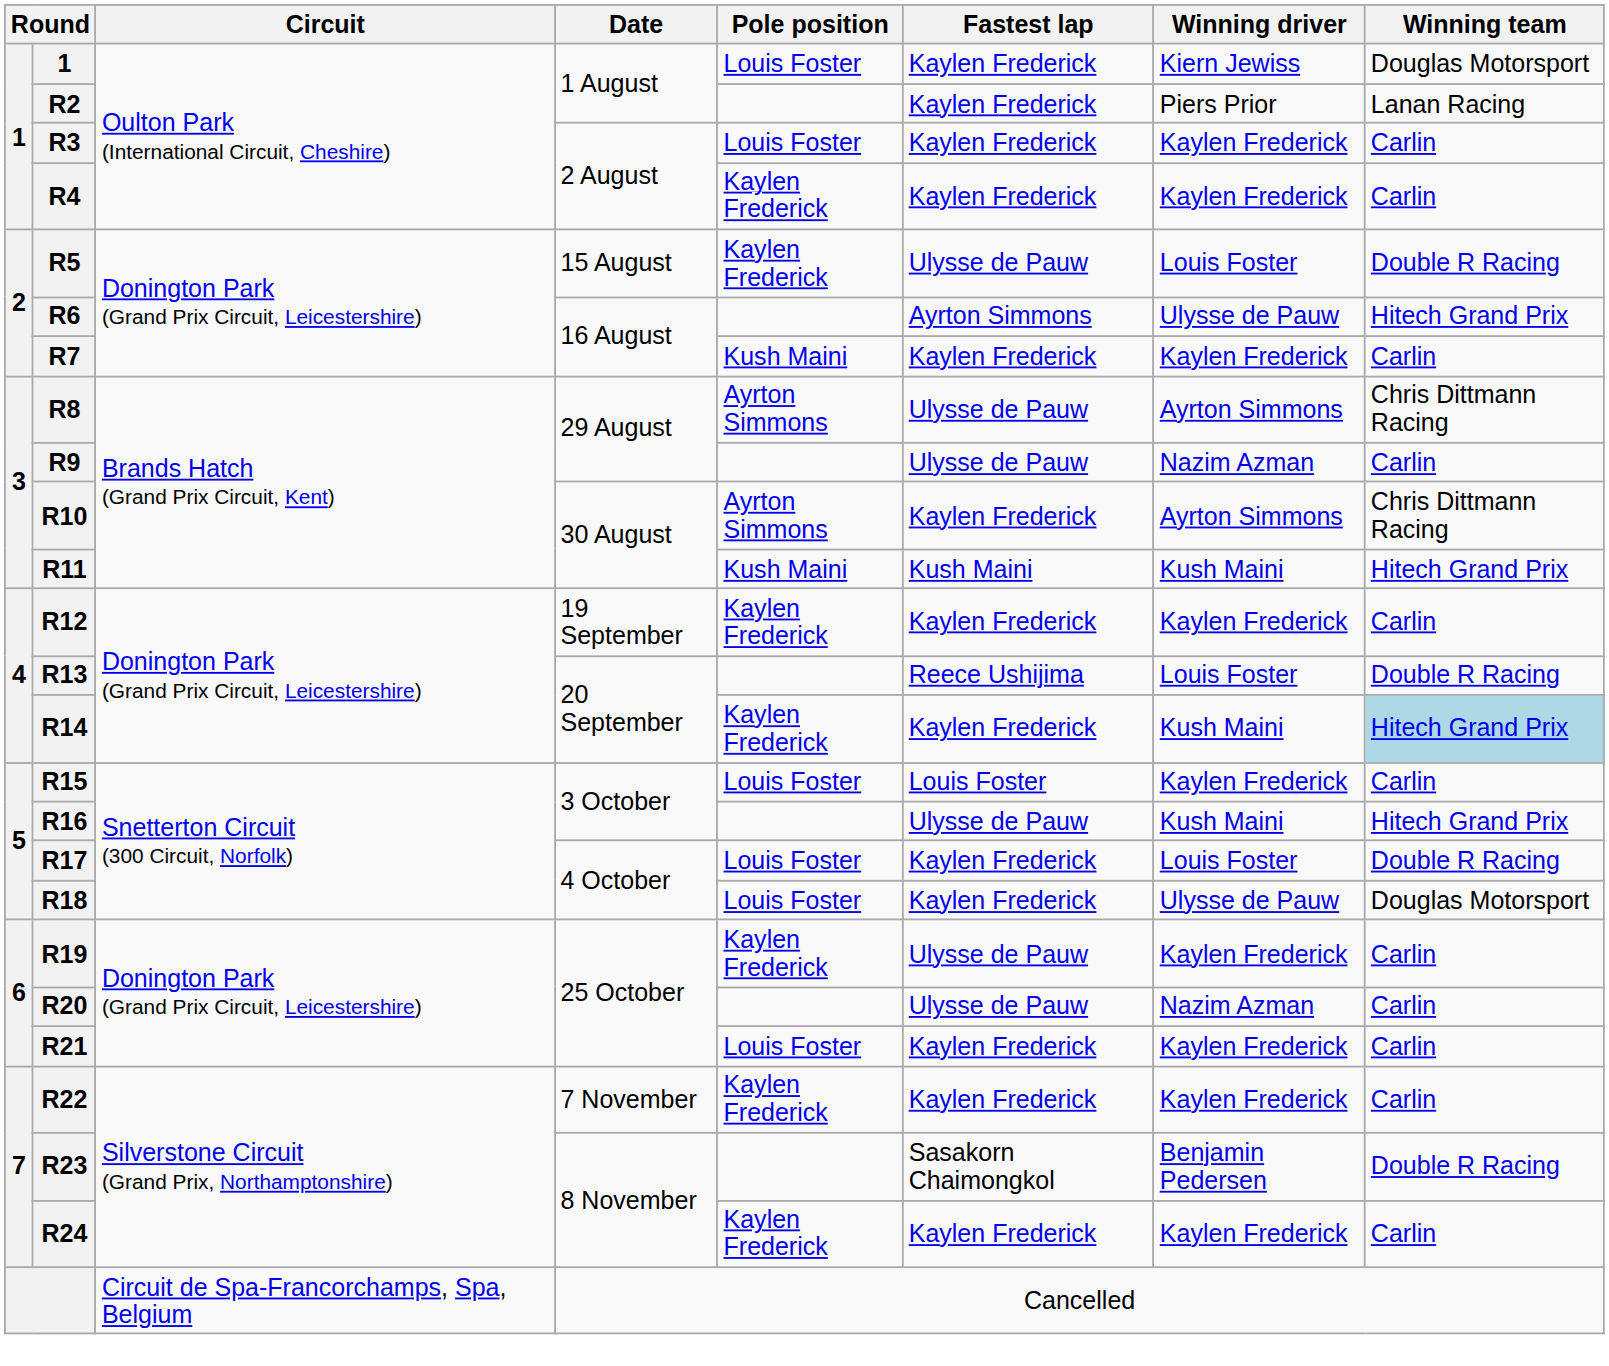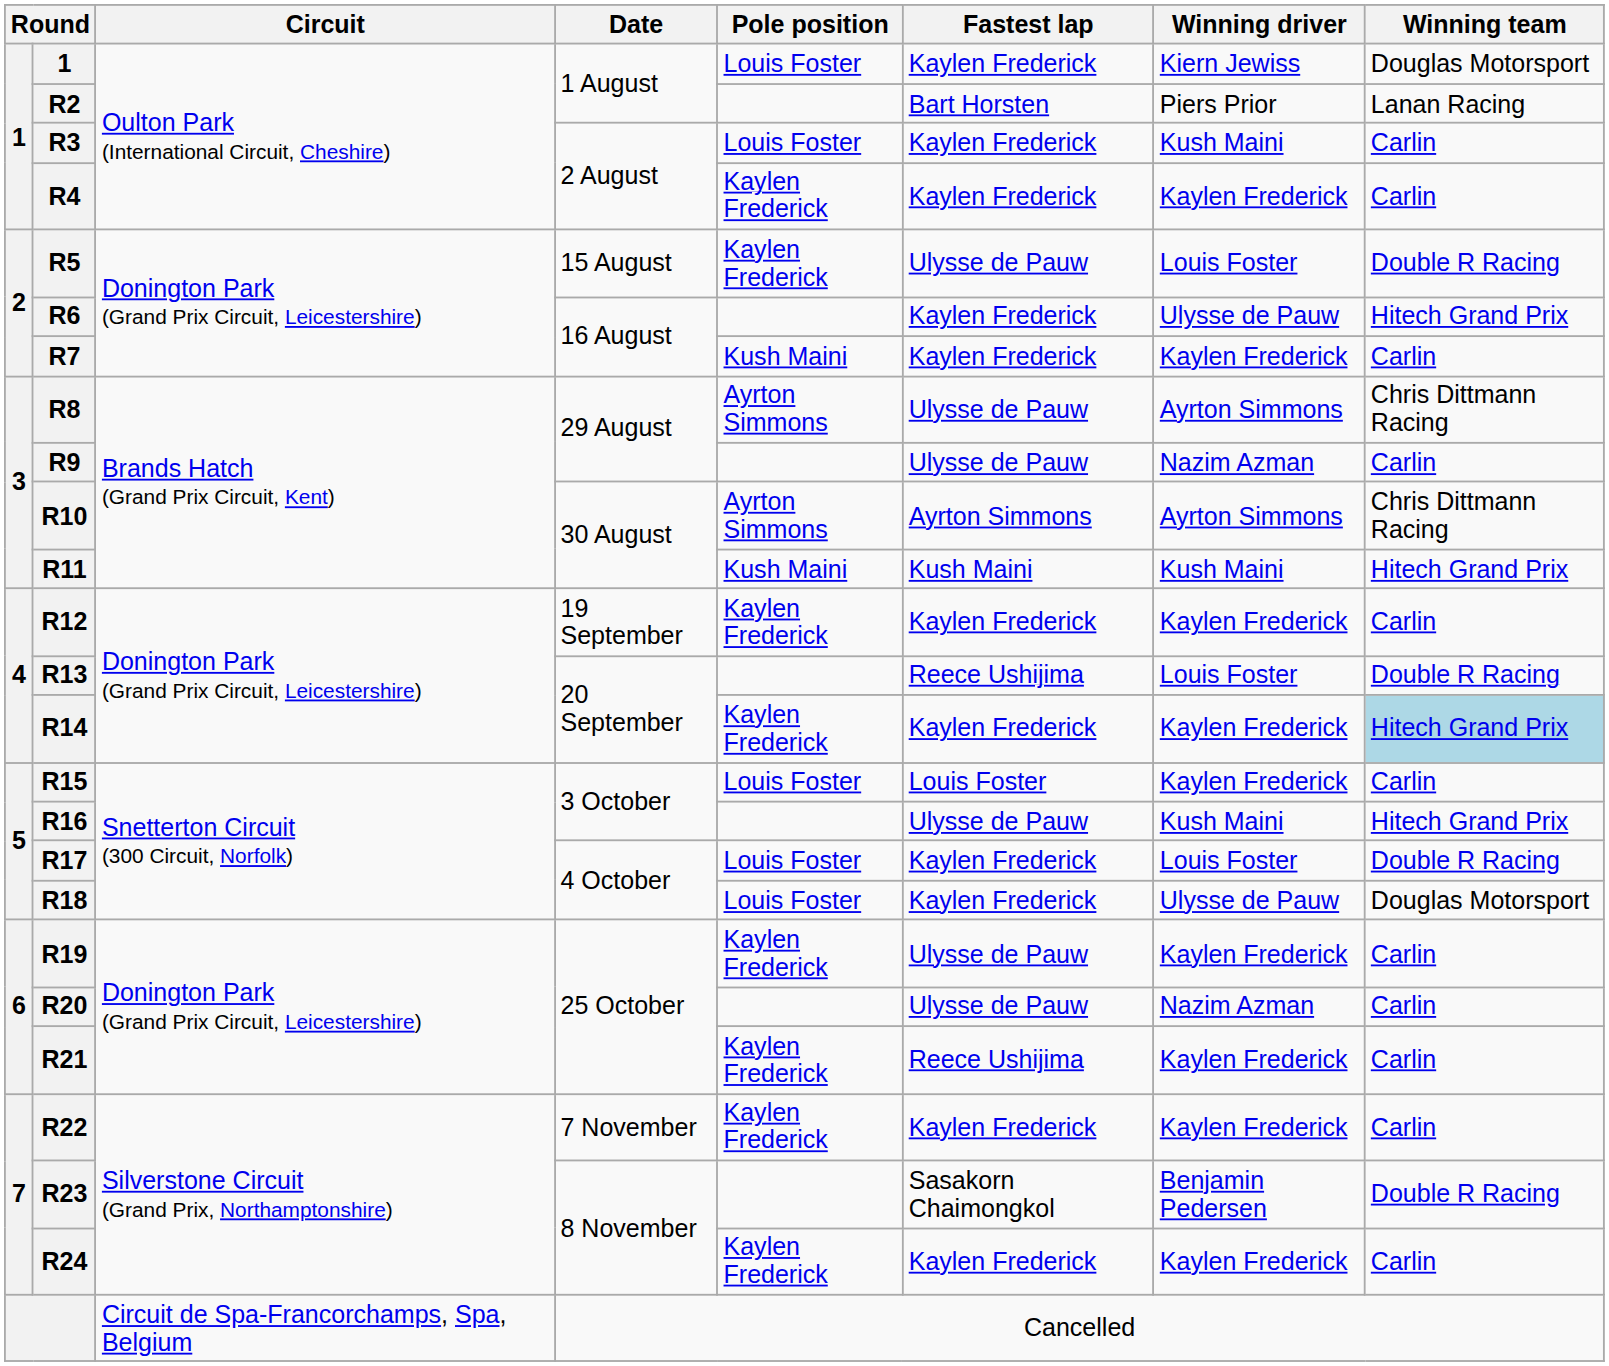(1003, 103) Kaylen Frederick -> (979, 103) Bart Horsten
(1254, 143) Kaylen Frederick -> (1222, 143) Kush Maini
(1000, 316) Ayrton Simmons -> (1003, 316) Kaylen Frederick
(1003, 515) Kaylen Frederick -> (1000, 515) Ayrton Simmons
(1222, 728) Kush Maini -> (1254, 728) Kaylen Frederick
(792, 1046) Louis Foster -> (776, 1060) Kaylen Frederick
(1003, 1046) Kaylen Frederick -> (996, 1060) Reece Ushijima
